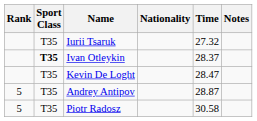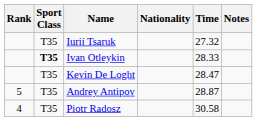(207, 58) 28.37 -> (207, 58) 28.33
(19, 108) 5 -> (19, 108) 4
